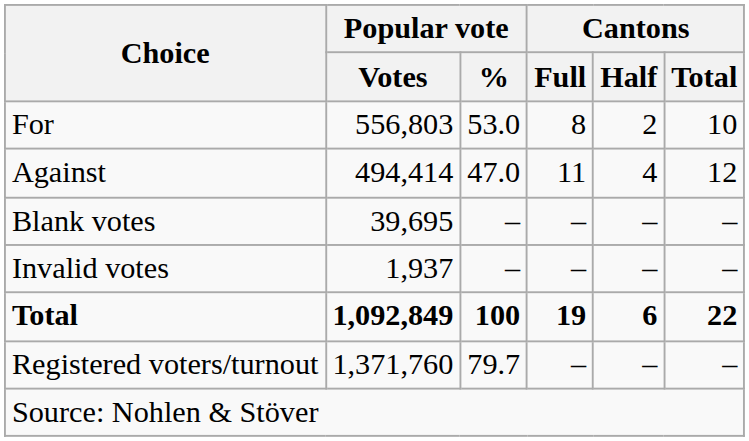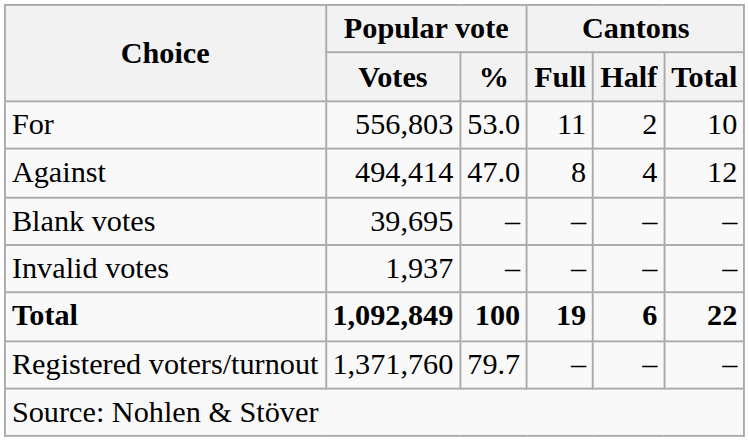(579, 124) 8 -> (572, 124) 11
(572, 172) 11 -> (579, 172) 8
